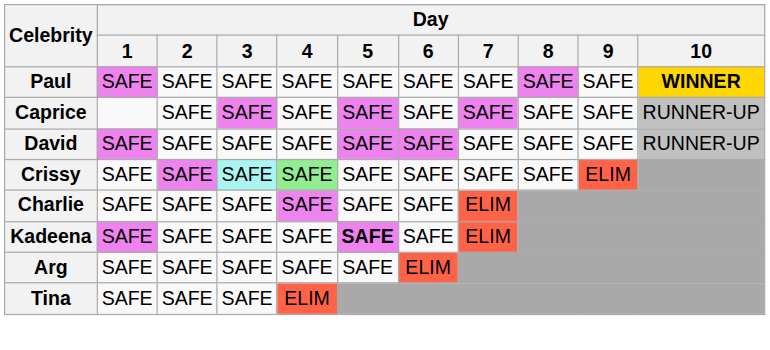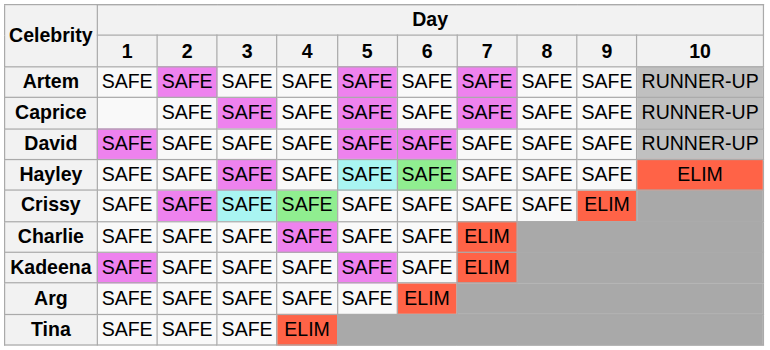- row: (51, 81)
+ row: (51, 81)
+ row: (51, 174)
(368, 236) bold -> (367, 267) normal
